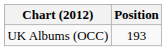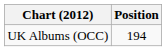(136, 35) 193 -> (136, 35) 194
